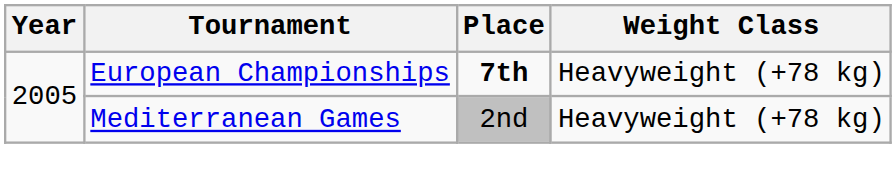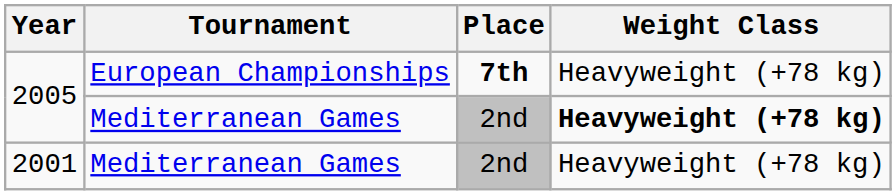(721, 119) normal -> (721, 119) bold
+ row: (44, 165)
